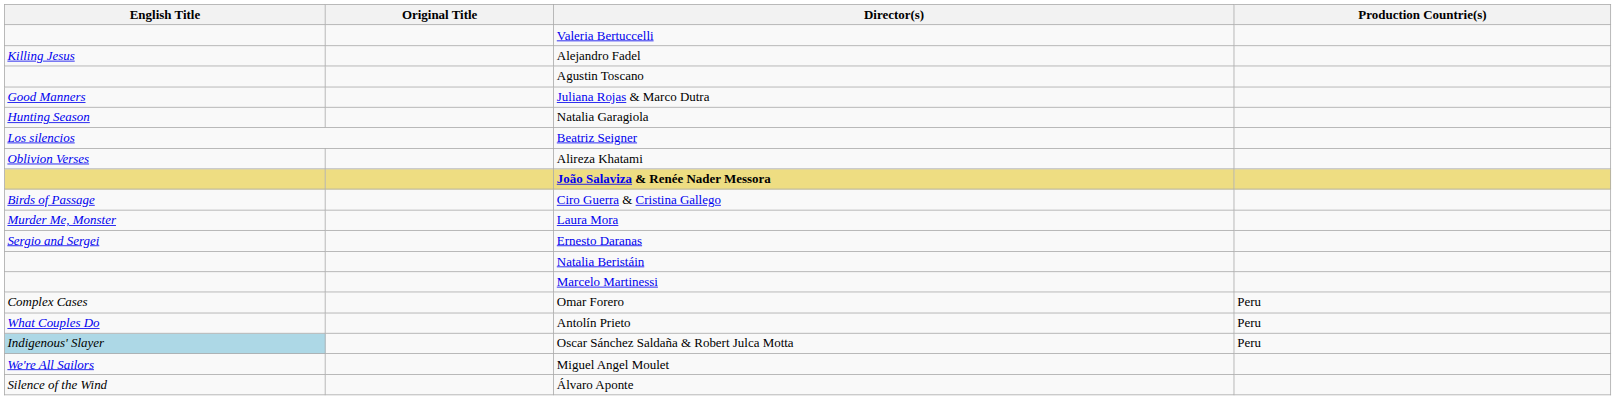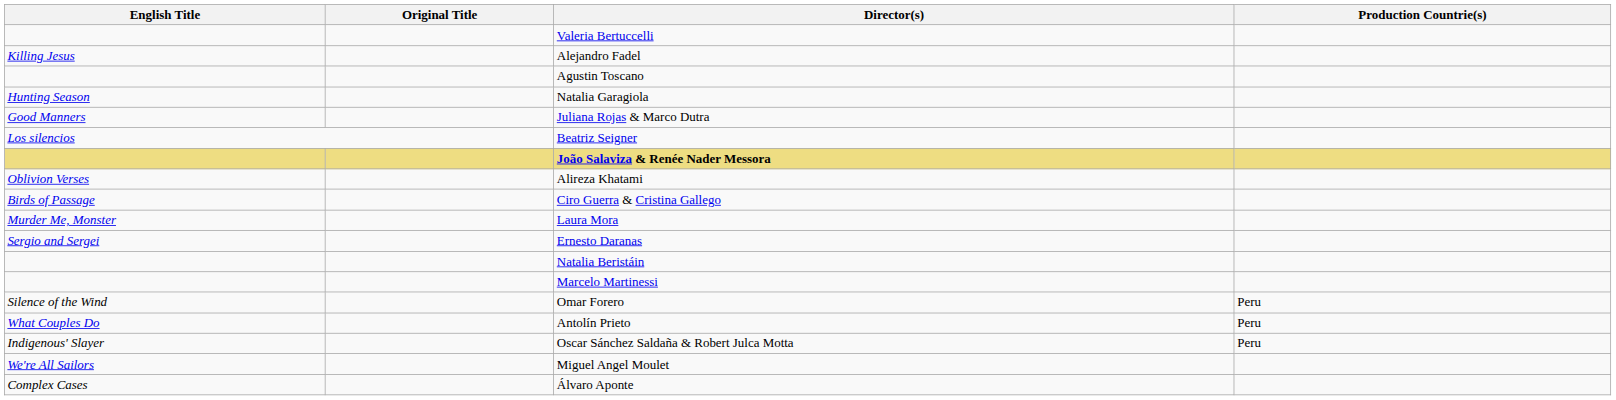rows swapped: (603, 117) <-> (633, 96)
rows swapped: (664, 179) <-> (600, 158)
(48, 302) Complex Cases -> (57, 302) Silence of the Wind
(56, 343) lightblue background -> (56, 343) no background
(57, 384) Silence of the Wind -> (48, 384) Complex Cases
